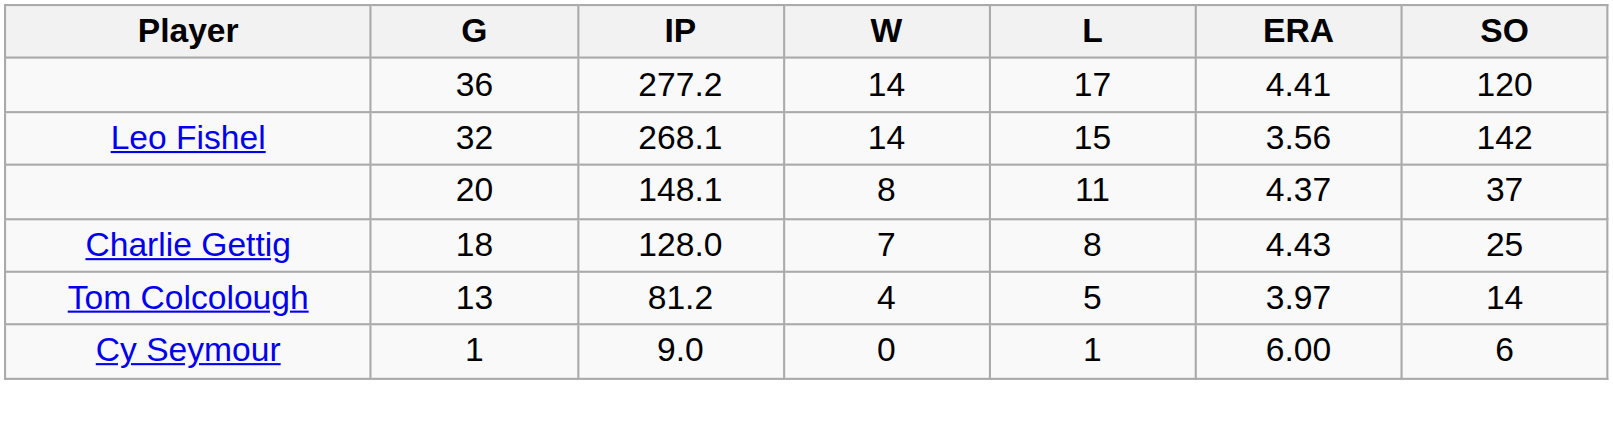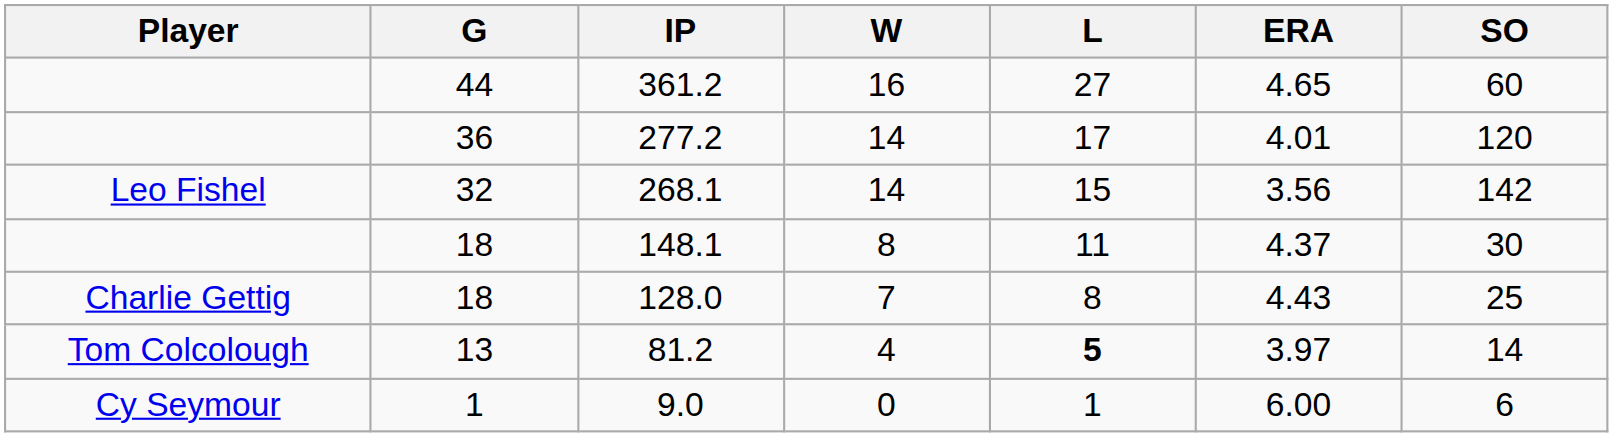+ row: (680, 84)
(1299, 84) 4.41 -> (1299, 137) 4.01
(474, 191) 20 -> (474, 244) 18
(1505, 191) 37 -> (1505, 244) 30
(1092, 297) normal -> (1092, 350) bold
